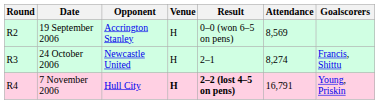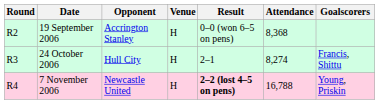(277, 33) 8,569 -> (277, 33) 8,368
(124, 59) Newcastle United -> (122, 59) Hull City
(122, 86) Hull City -> (124, 86) Newcastle United
(174, 86) bold -> (173, 86) normal
(279, 86) 16,791 -> (279, 86) 16,788
